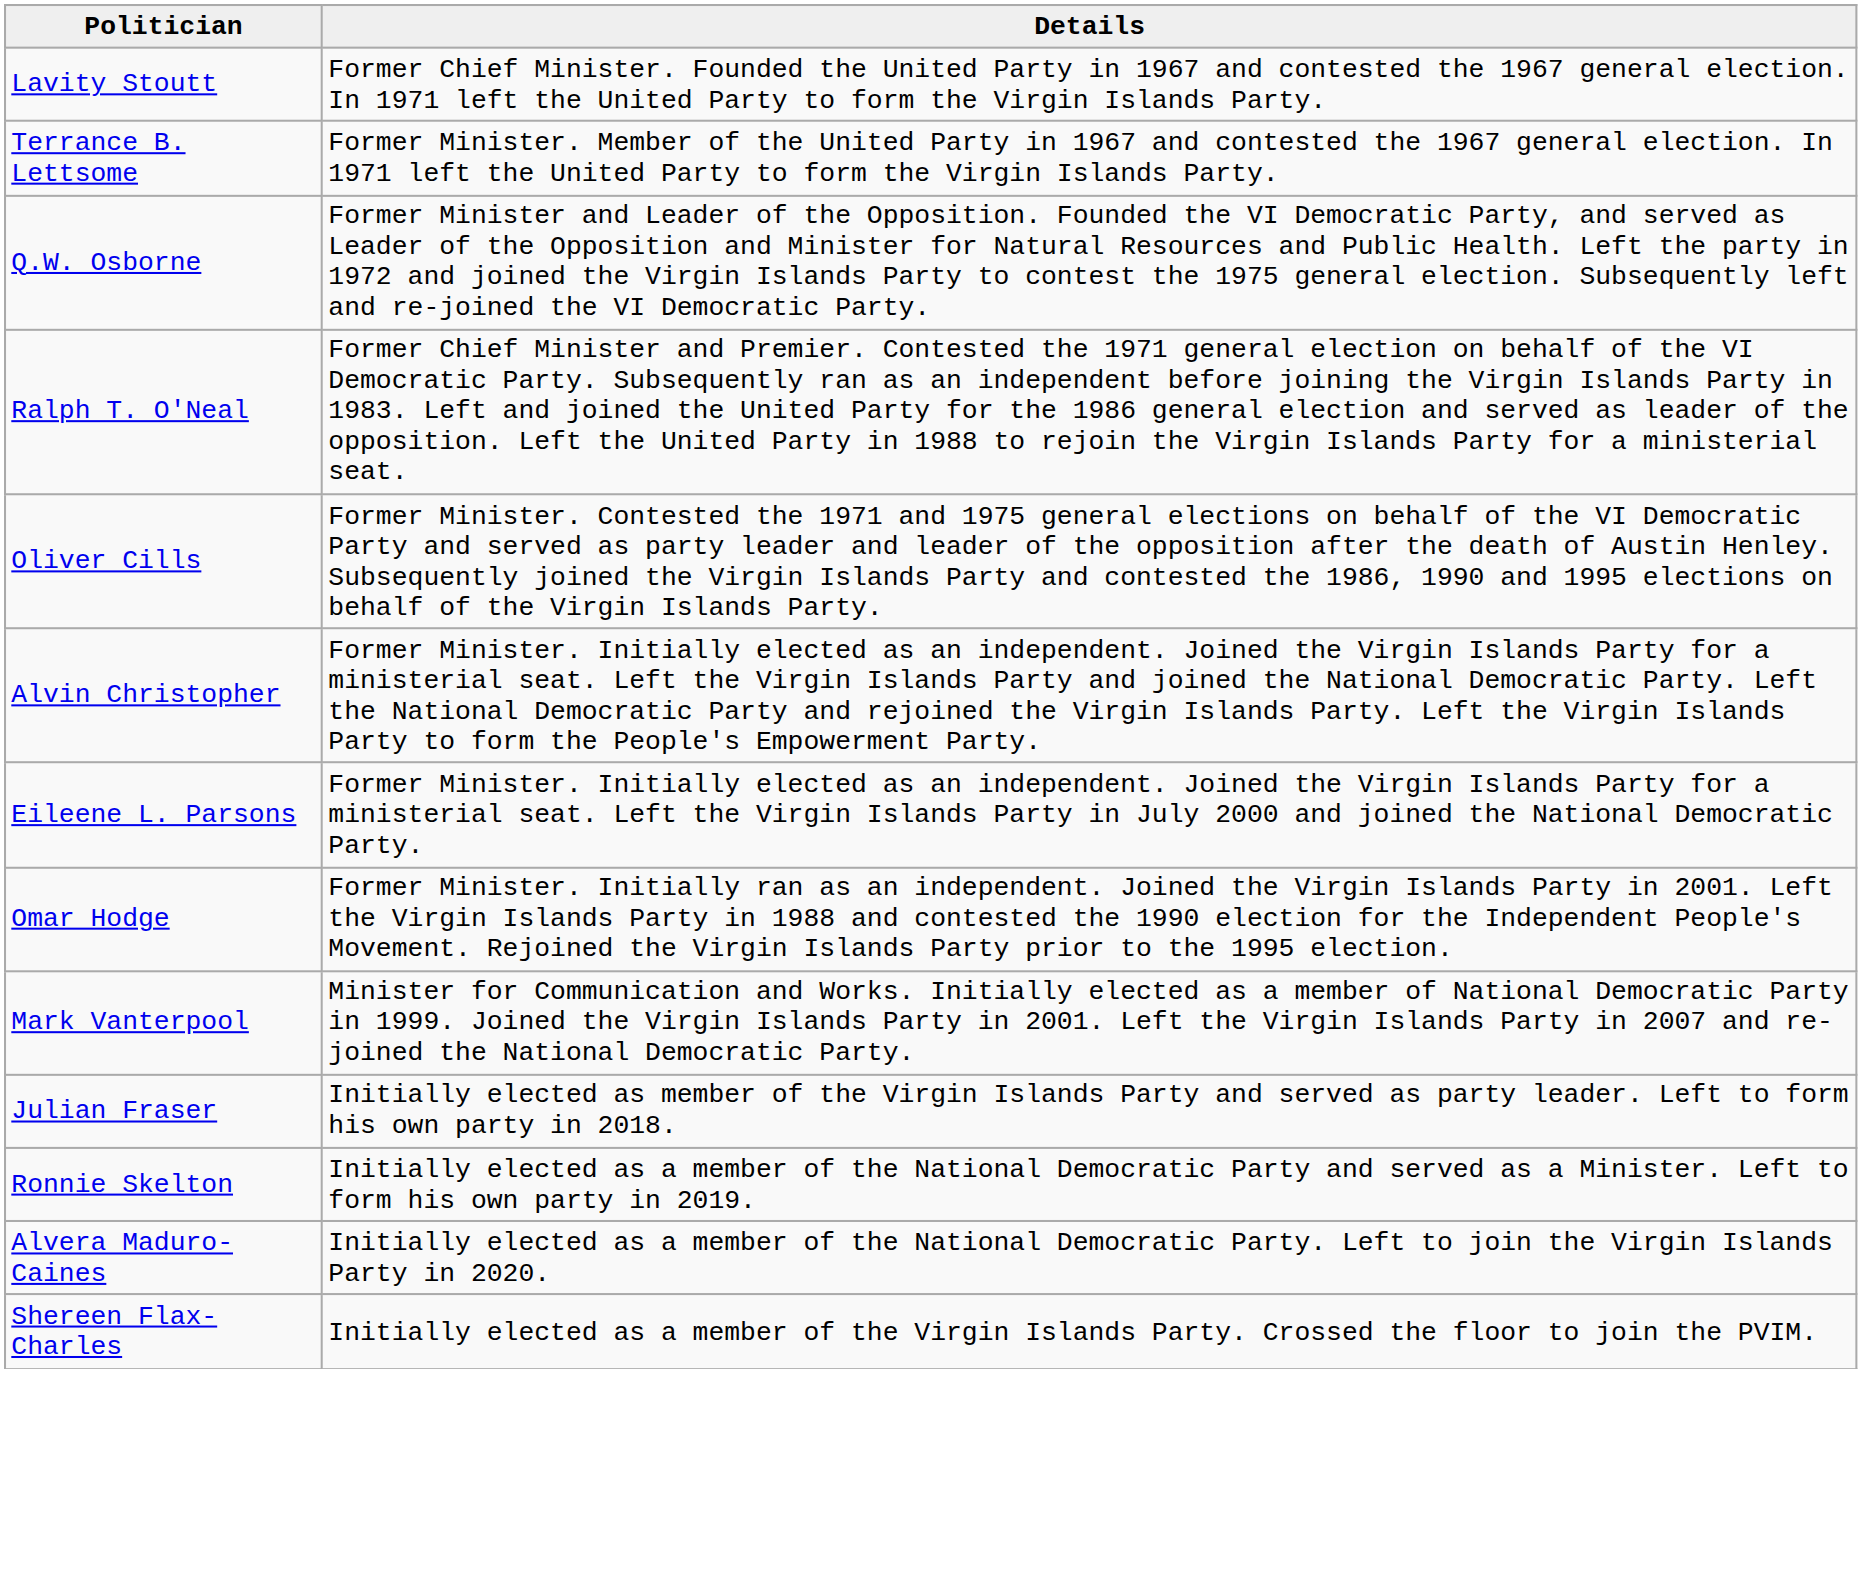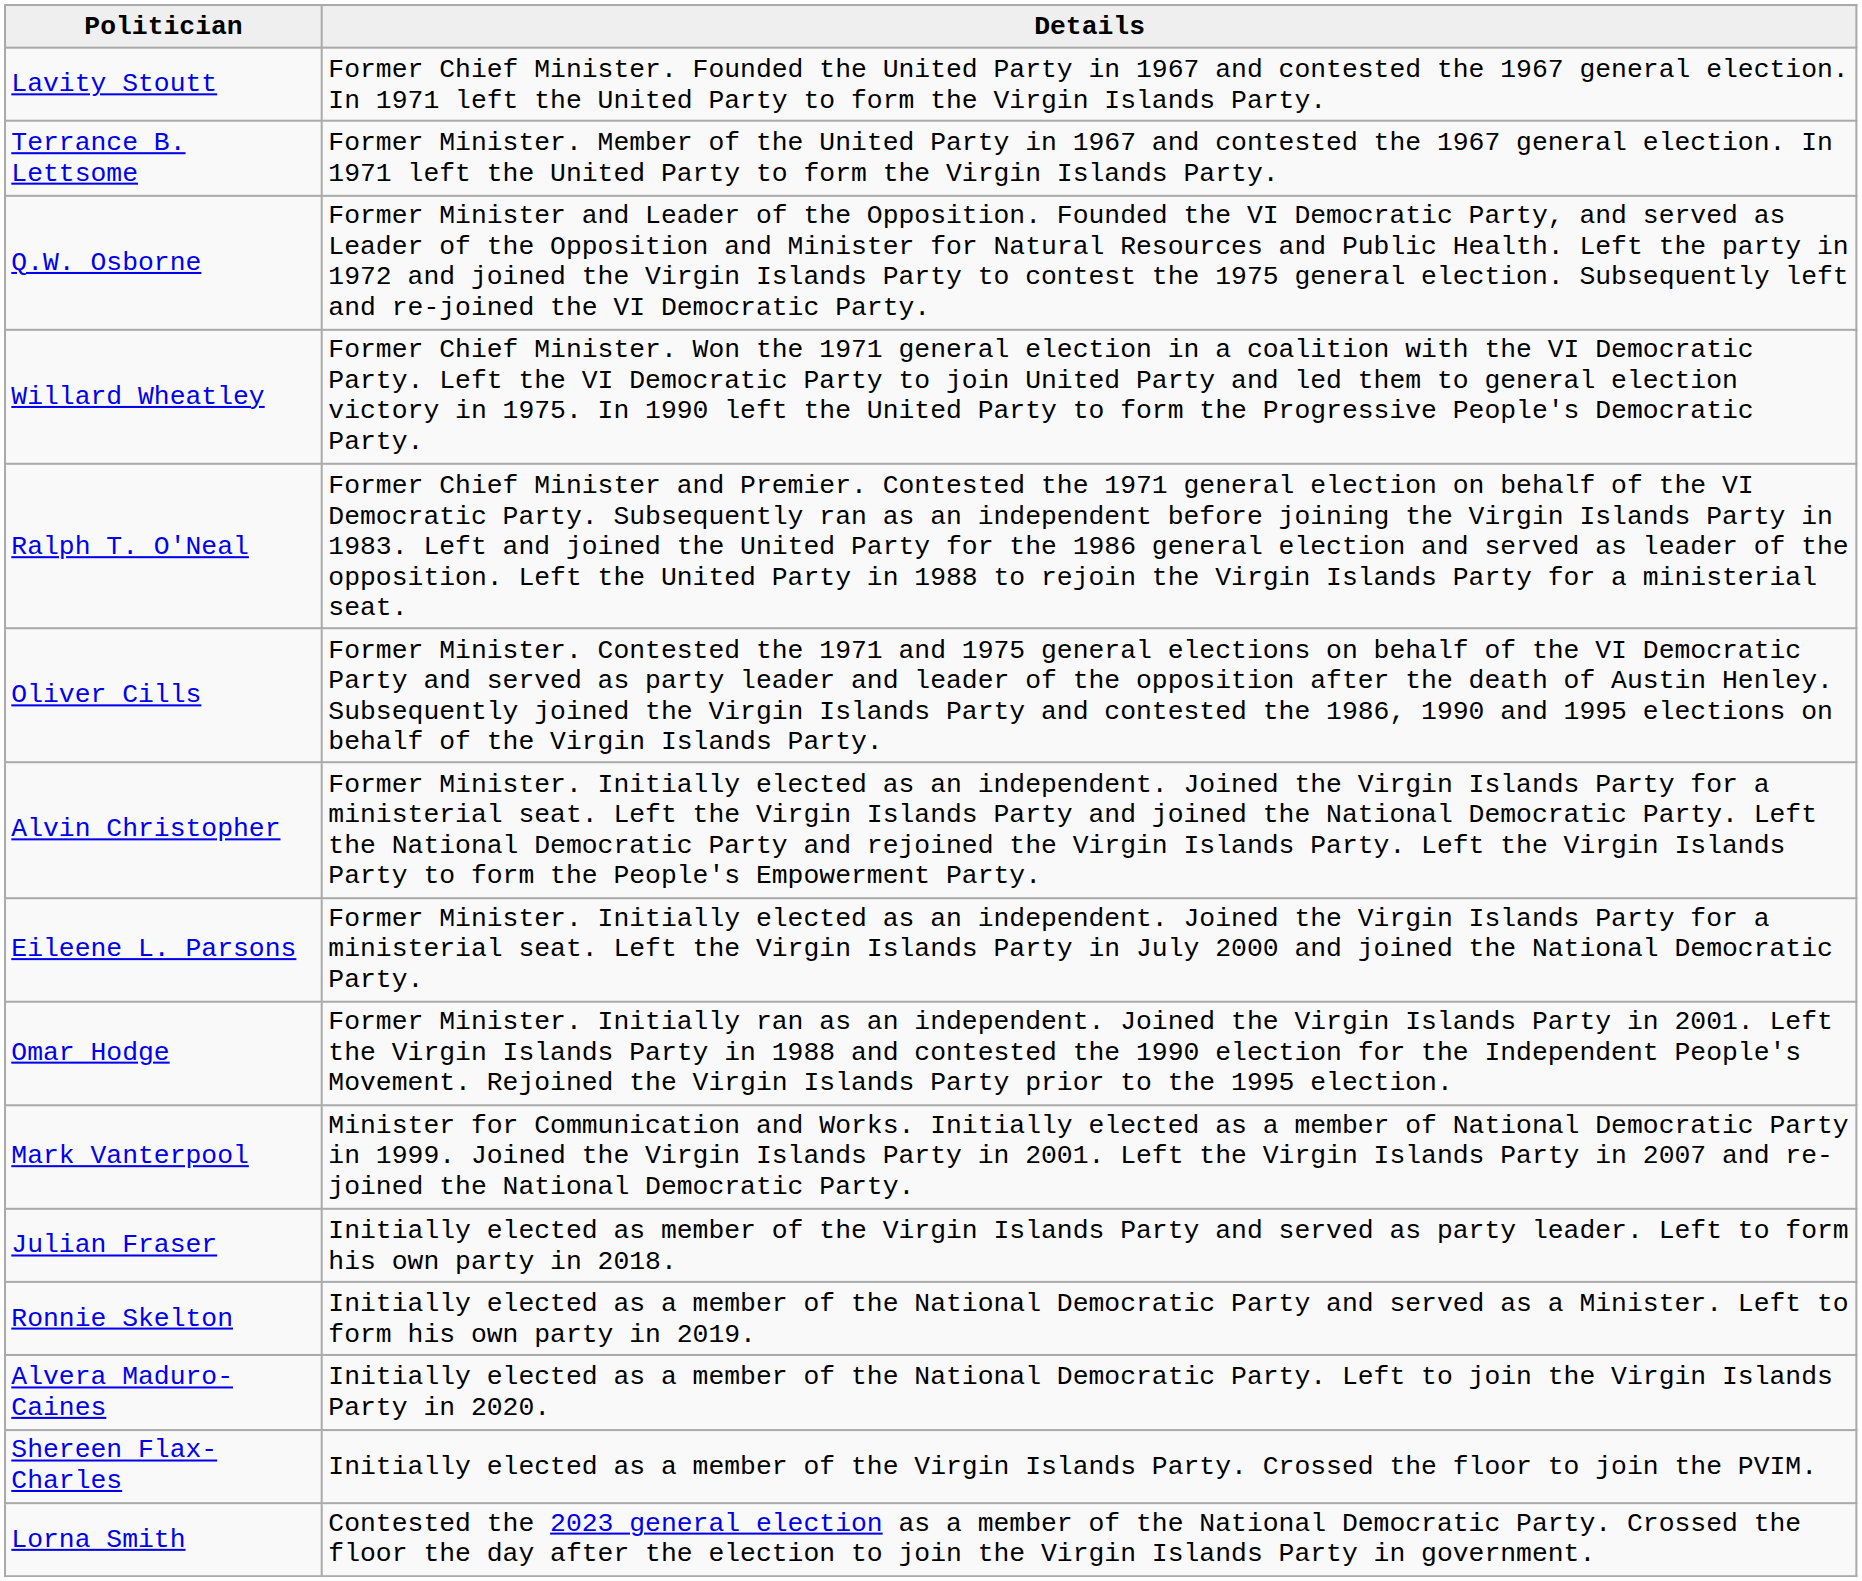+ row: (138, 396)
+ row: (98, 1540)
